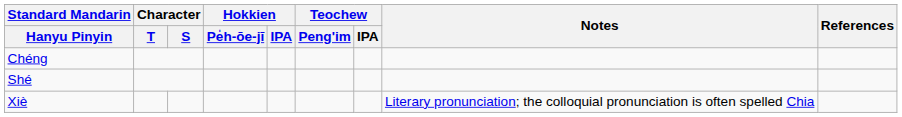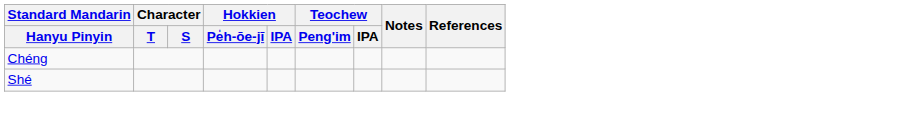- row: (17, 101)
